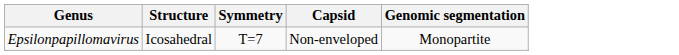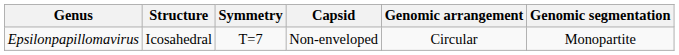+ column: (454, 15)
